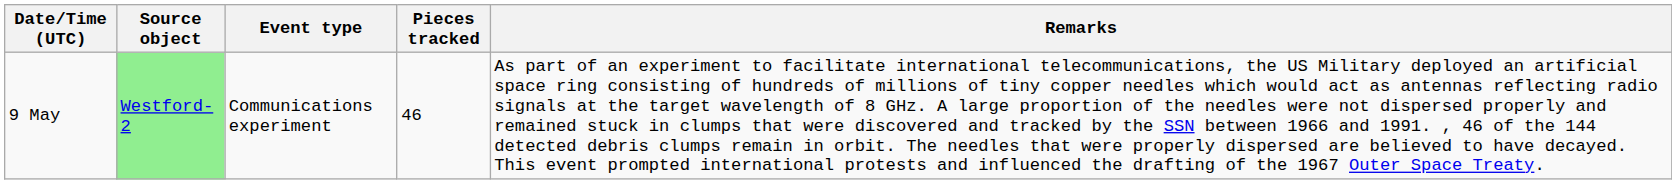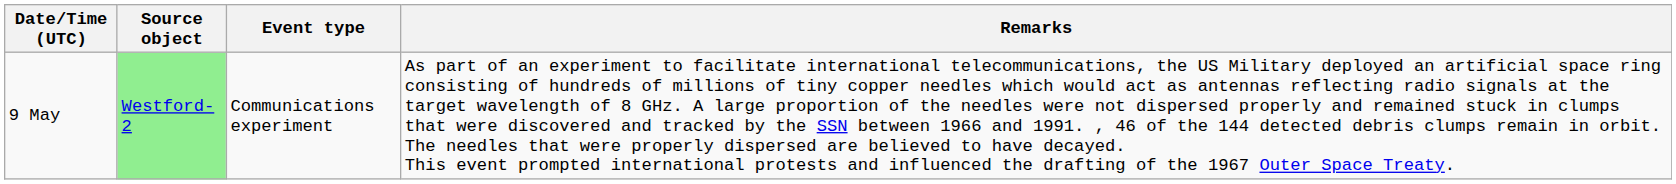- column: (444, 29)
